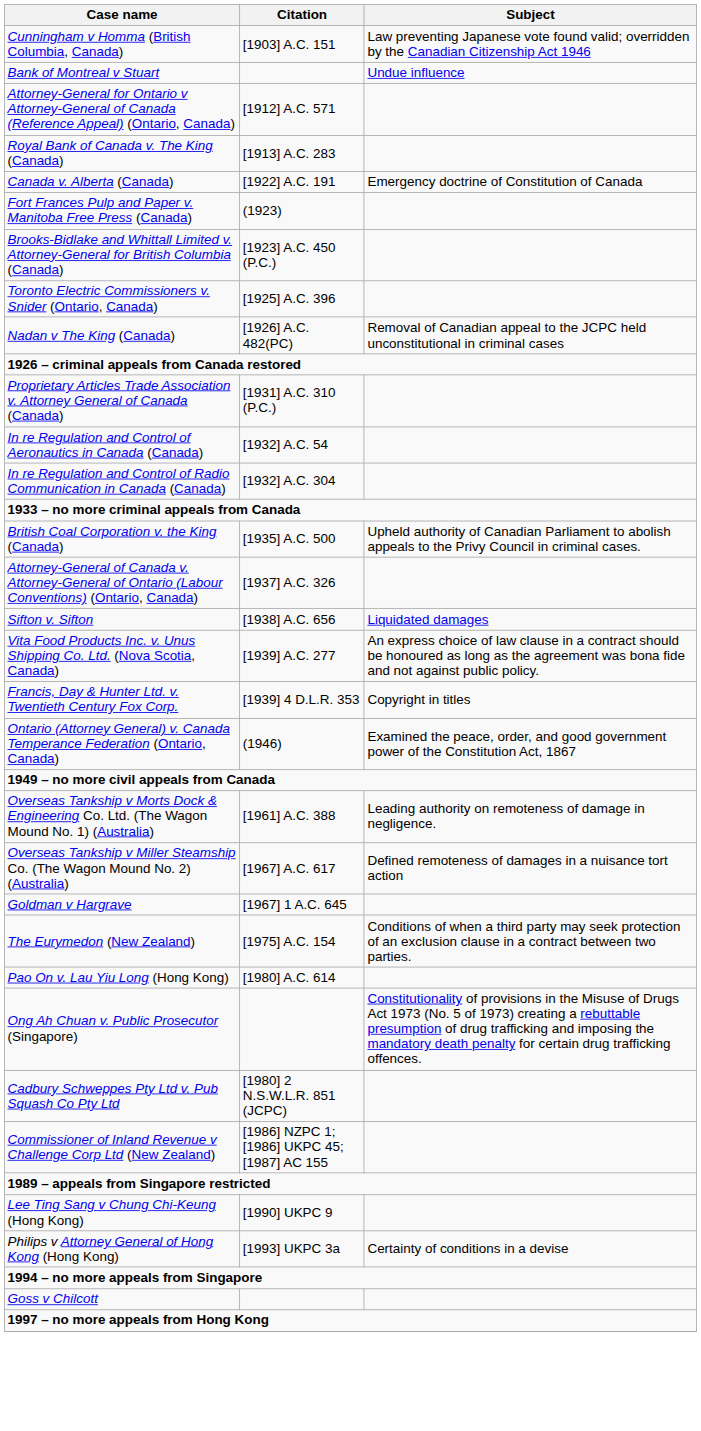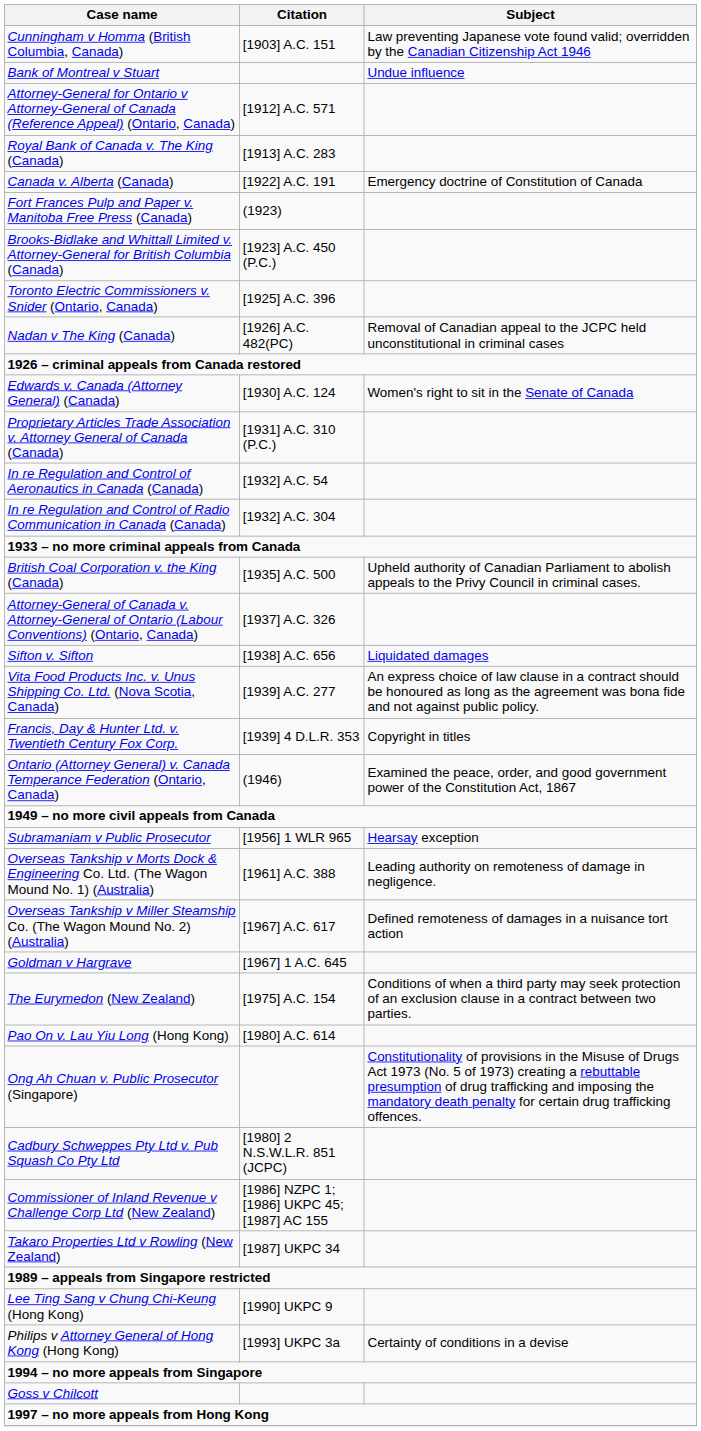+ row: (95, 393)
+ row: (109, 838)
+ row: (120, 1249)
